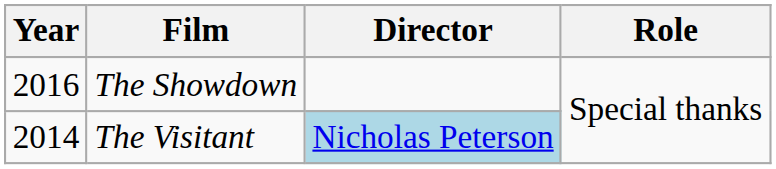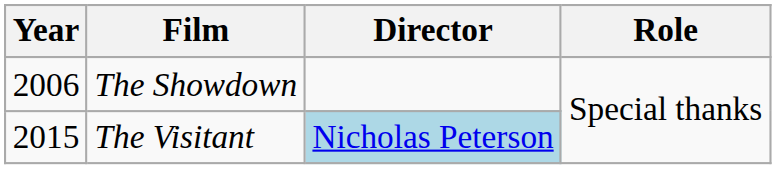(46, 83) 2016 -> (46, 83) 2006
(46, 136) 2014 -> (46, 136) 2015
